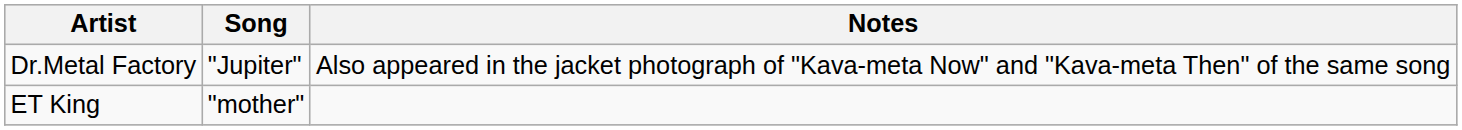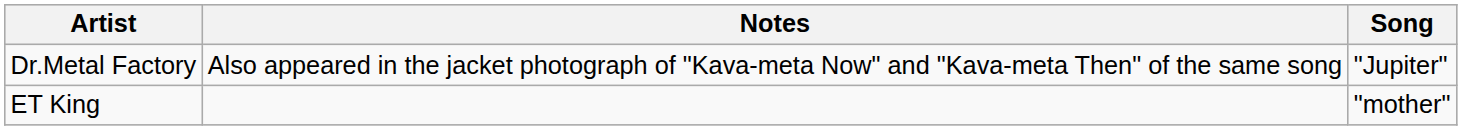columns swapped: (256, 24) <-> (883, 24)
